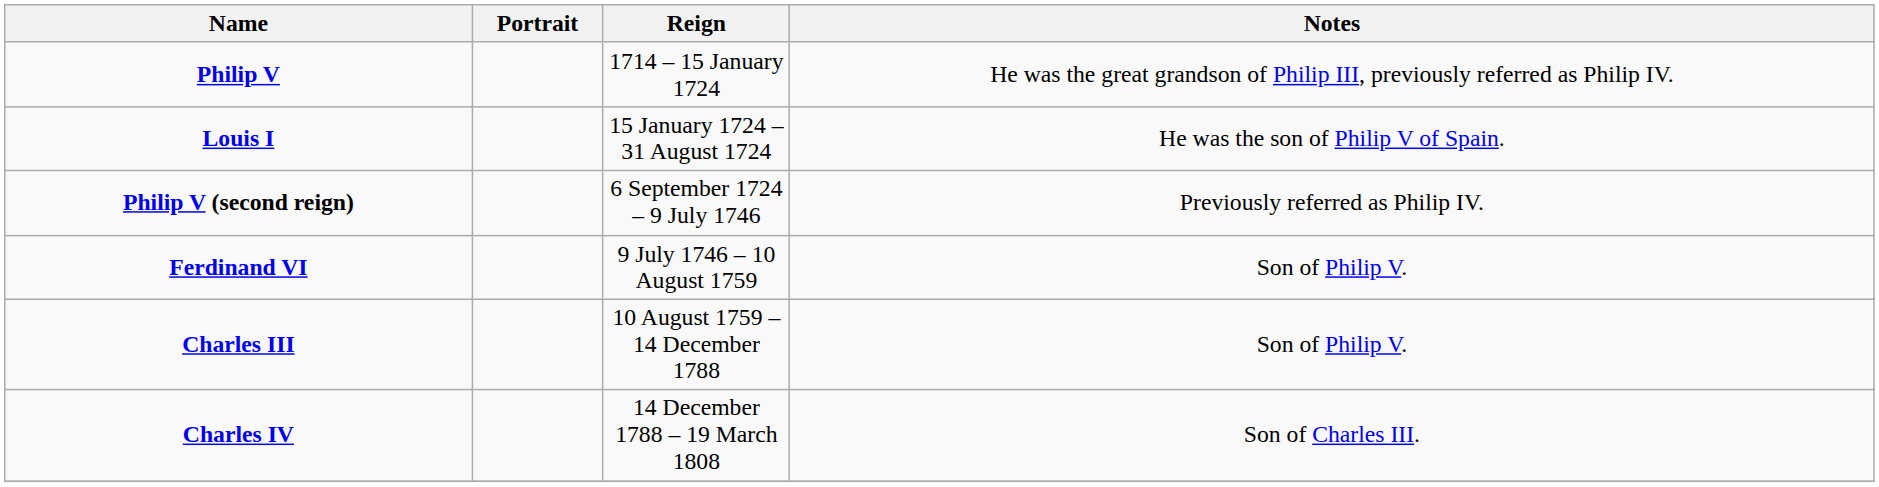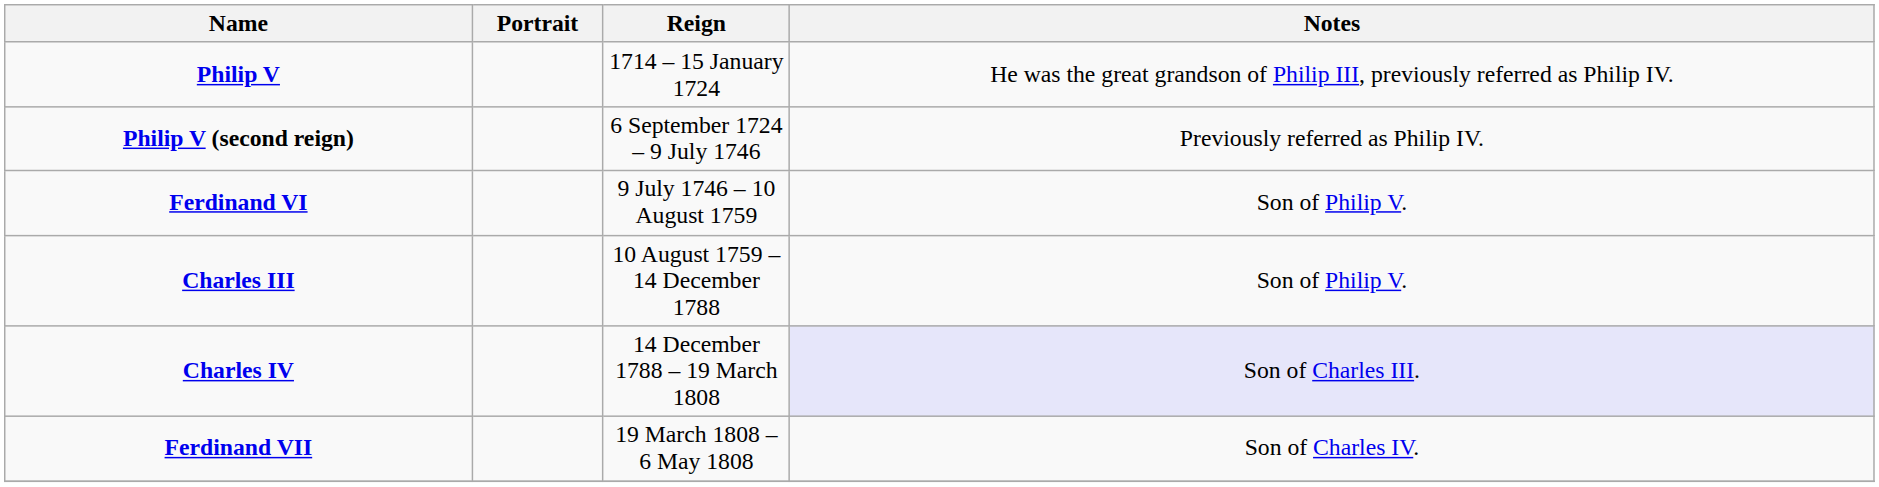- row: (238, 138)
(1332, 435) no background -> (1332, 370) lavender background
+ row: (238, 448)
